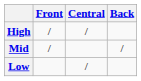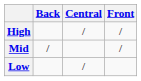columns swapped: (49, 13) <-> (122, 13)
